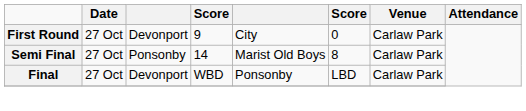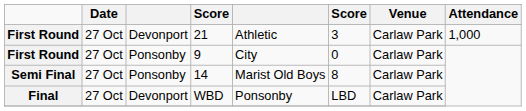+ row: (201, 34)
(158, 34) Devonport -> (157, 55) Ponsonby
